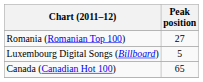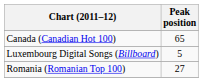rows swapped: (61, 69) <-> (66, 38)
